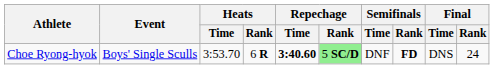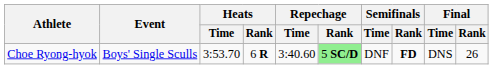(297, 54) bold -> (297, 54) normal
(473, 54) 24 -> (472, 54) 26
